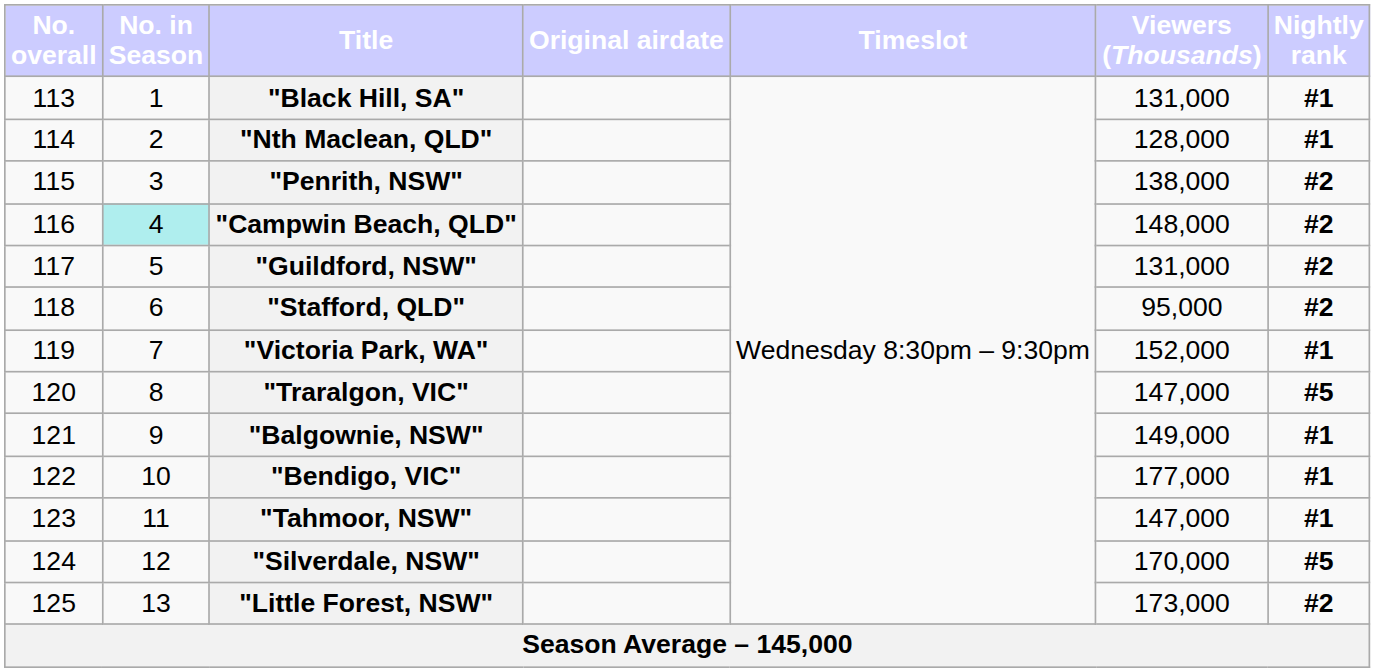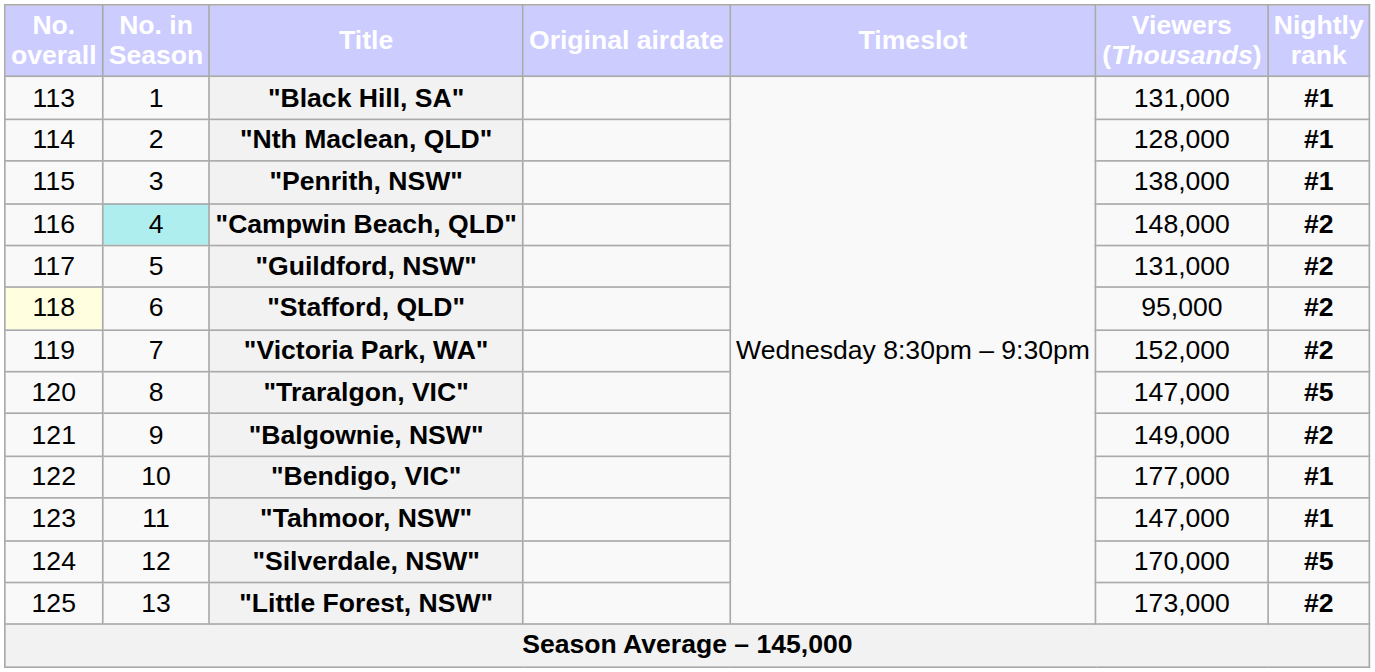(1319, 181) #2 -> (1319, 181) #1
(54, 308) no background -> (54, 308) lightyellow background
(1319, 350) #1 -> (1319, 350) #2
(1319, 434) #1 -> (1319, 434) #2
